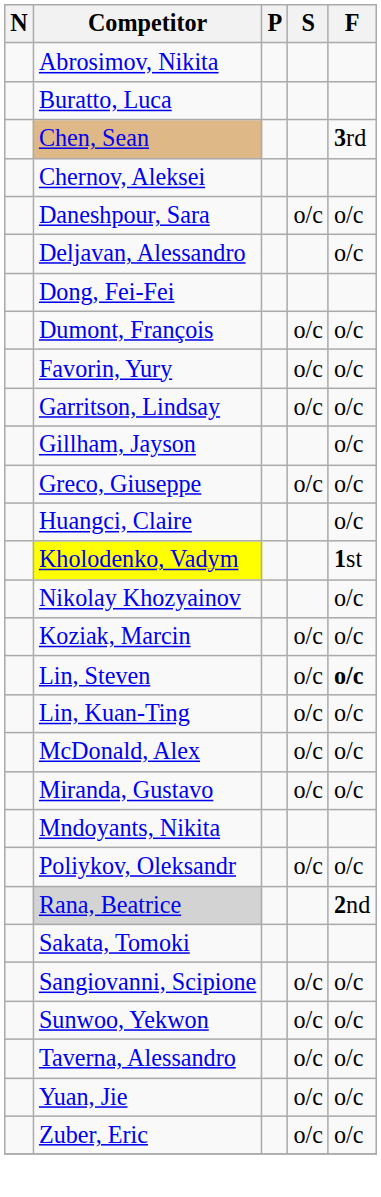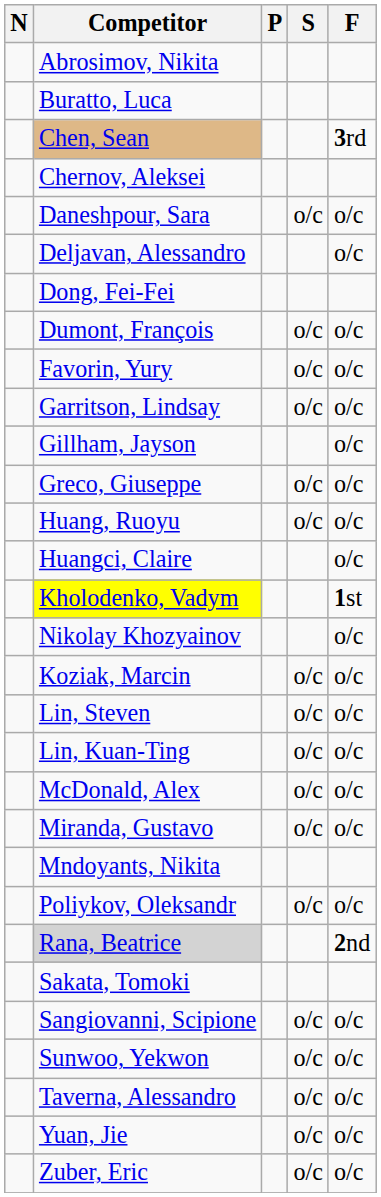+ row: (109, 521)
(349, 675) bold -> (349, 713) normal
